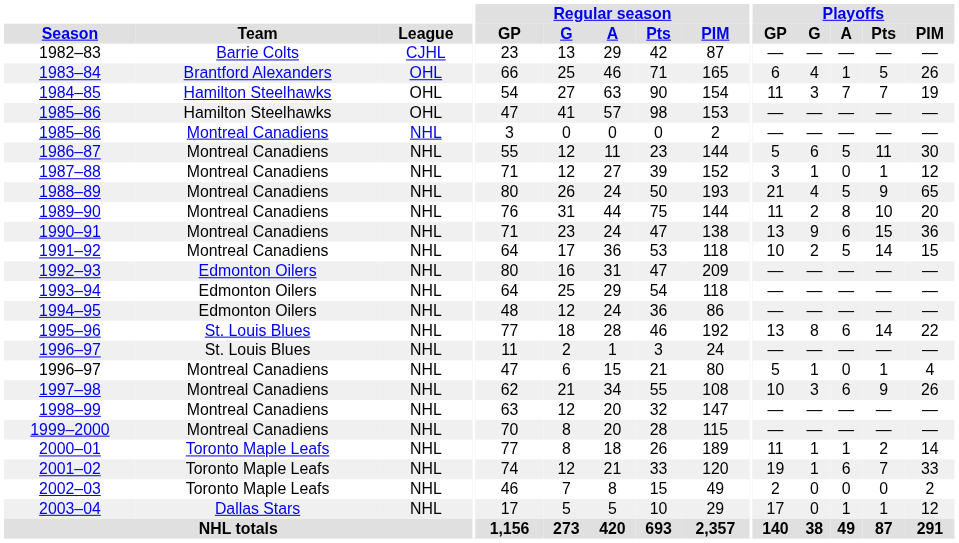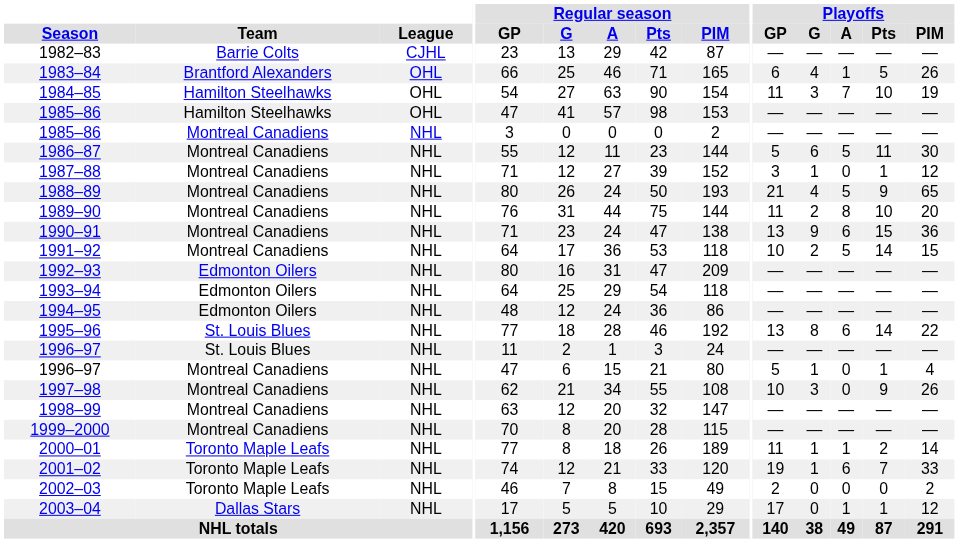(884, 93) 7 -> (884, 93) 10
(846, 390) 6 -> (846, 390) 0
